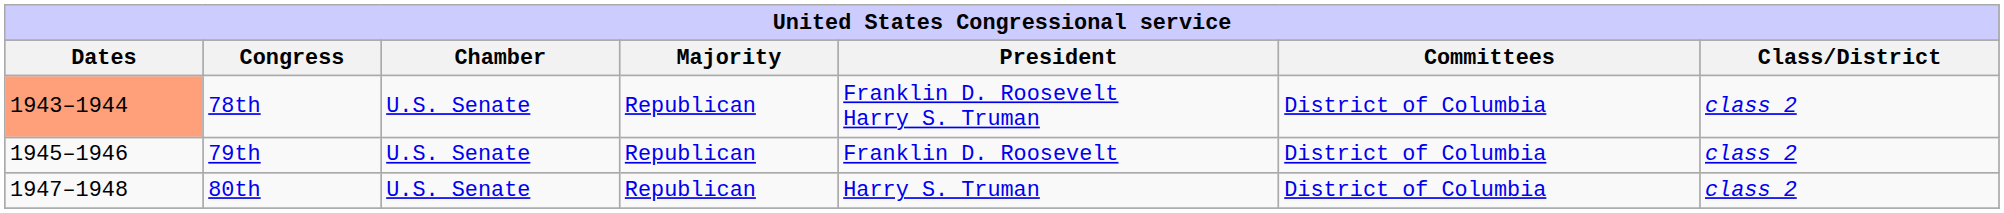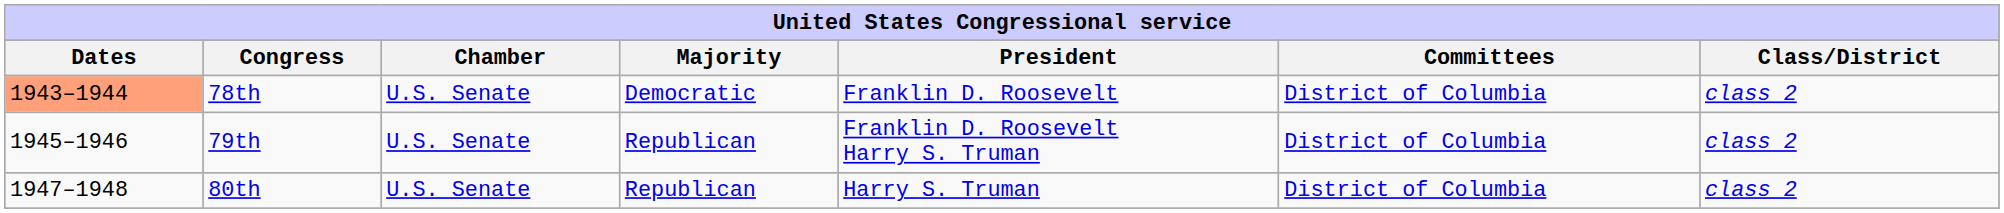(690, 106) Republican -> (690, 94) Democratic
(981, 106) Franklin D. Roosevelt Harry S. Truman -> (981, 94) Franklin D. Roosevelt
(981, 155) Franklin D. Roosevelt -> (981, 142) Franklin D. Roosevelt Harry S. Truman
